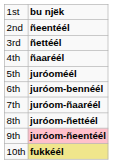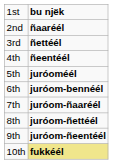(50, 27) ñeentéél -> (47, 27) ñaaréél
(47, 58) ñaaréél -> (50, 58) ñeentéél
(68, 136) pink background -> (68, 136) no background
